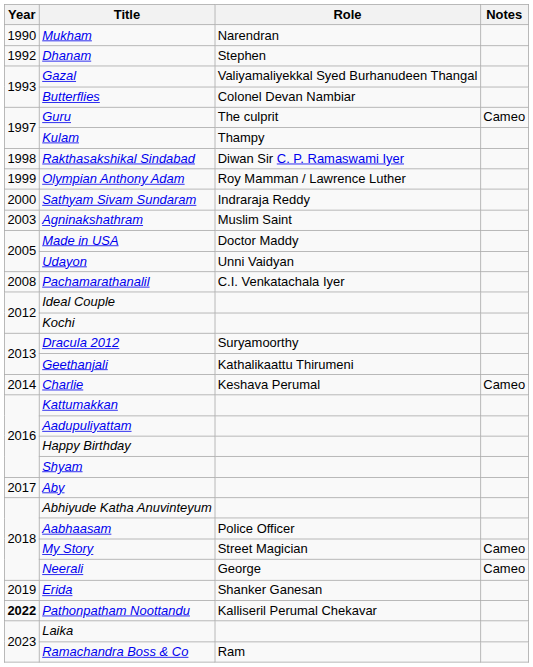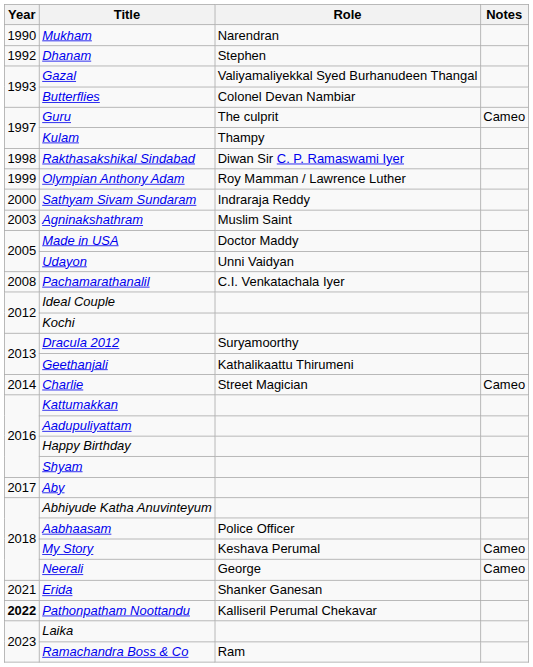(269, 384) Keshava Perumal -> (263, 384) Street Magician
(263, 549) Street Magician -> (269, 549) Keshava Perumal
(22, 590) 2019 -> (22, 590) 2021
